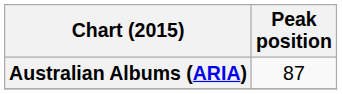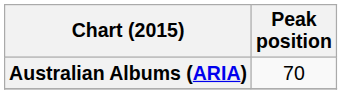(294, 72) 87 -> (294, 72) 70
